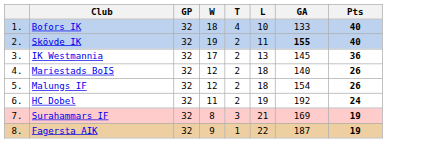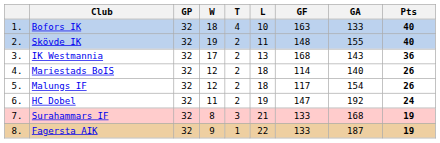+ column: (302, 12)
(302, 41) bold -> (355, 41) normal
(302, 56) 145 -> (355, 56) 143
(302, 116) 169 -> (355, 116) 168
